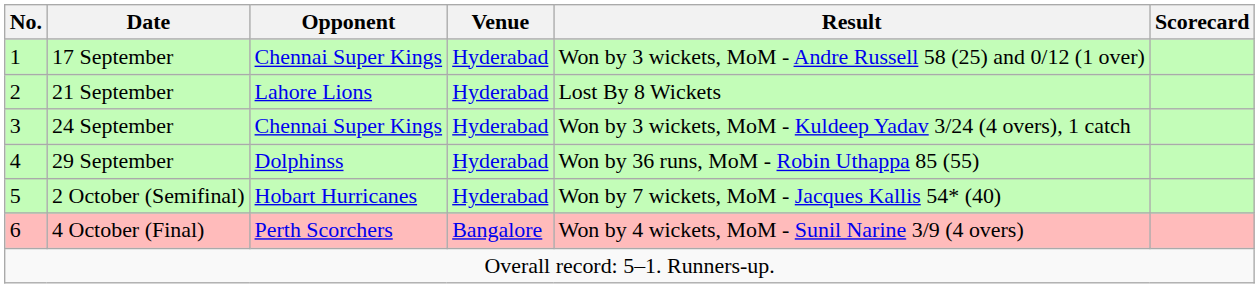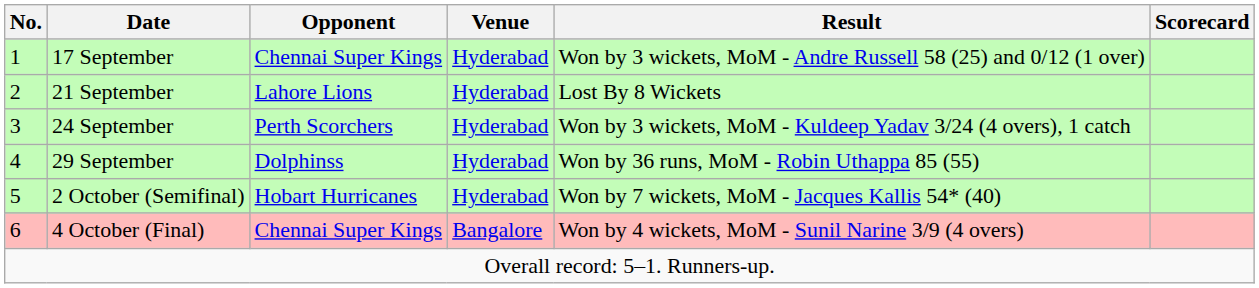(348, 126) Chennai Super Kings -> (324, 126) Perth Scorchers
(324, 230) Perth Scorchers -> (348, 230) Chennai Super Kings
